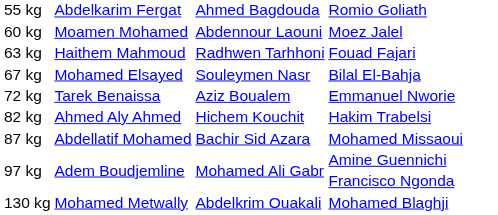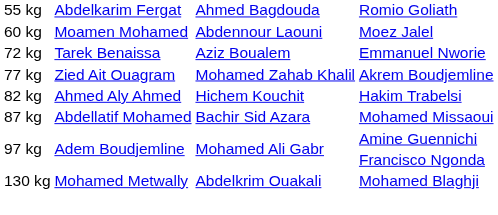- row: (372, 53)
- row: (375, 74)
+ row: (426, 74)
